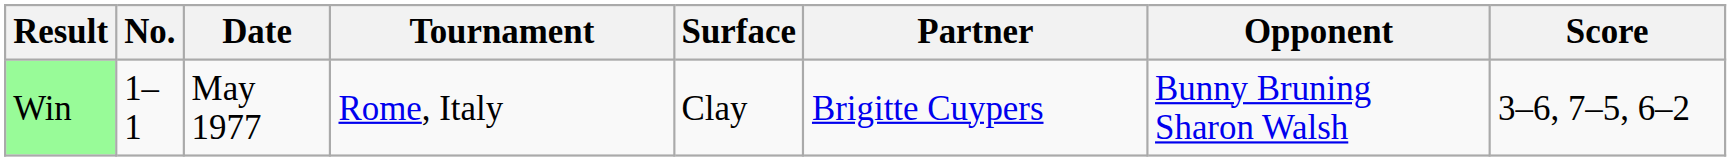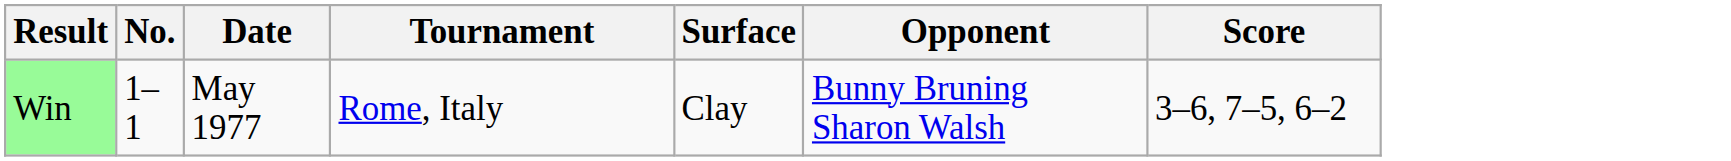- column: (975, 32)
